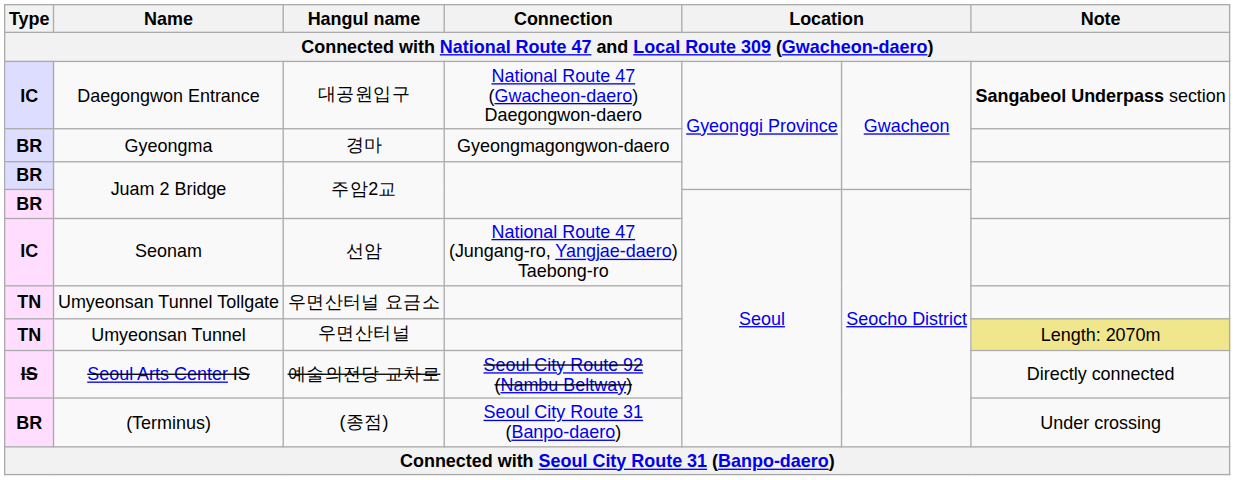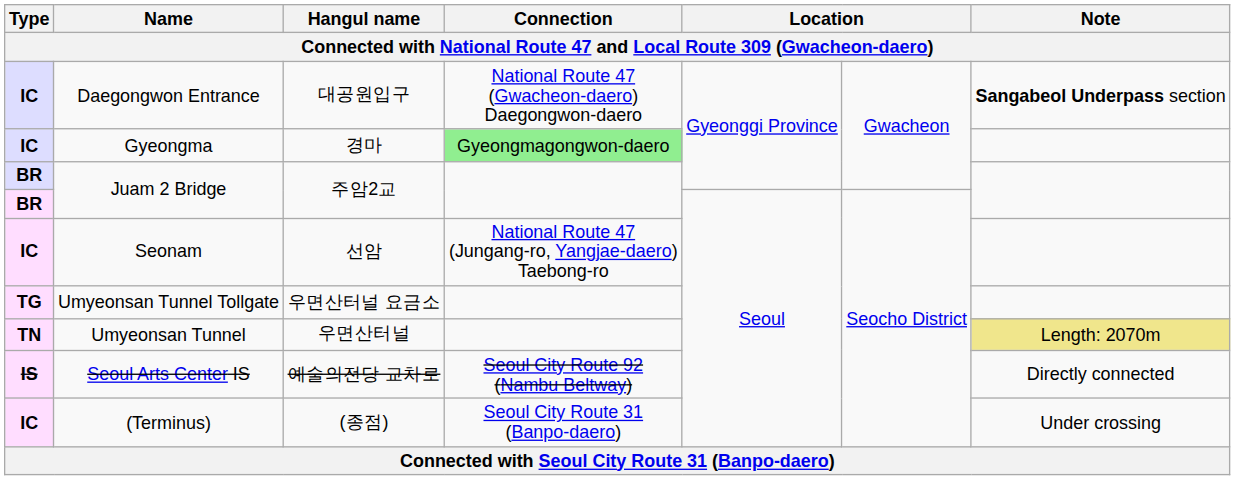(29, 145) BR -> (29, 145) IC
(563, 145) no background -> (563, 145) lightgreen background
(29, 302) TN -> (29, 302) TG
(29, 422) BR -> (29, 422) IC
